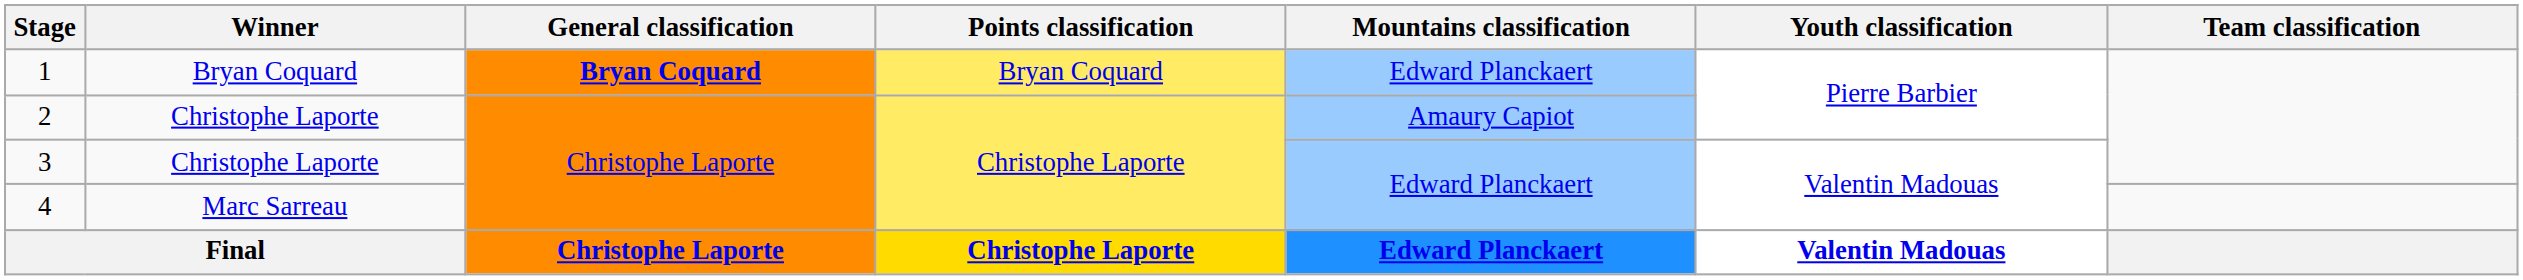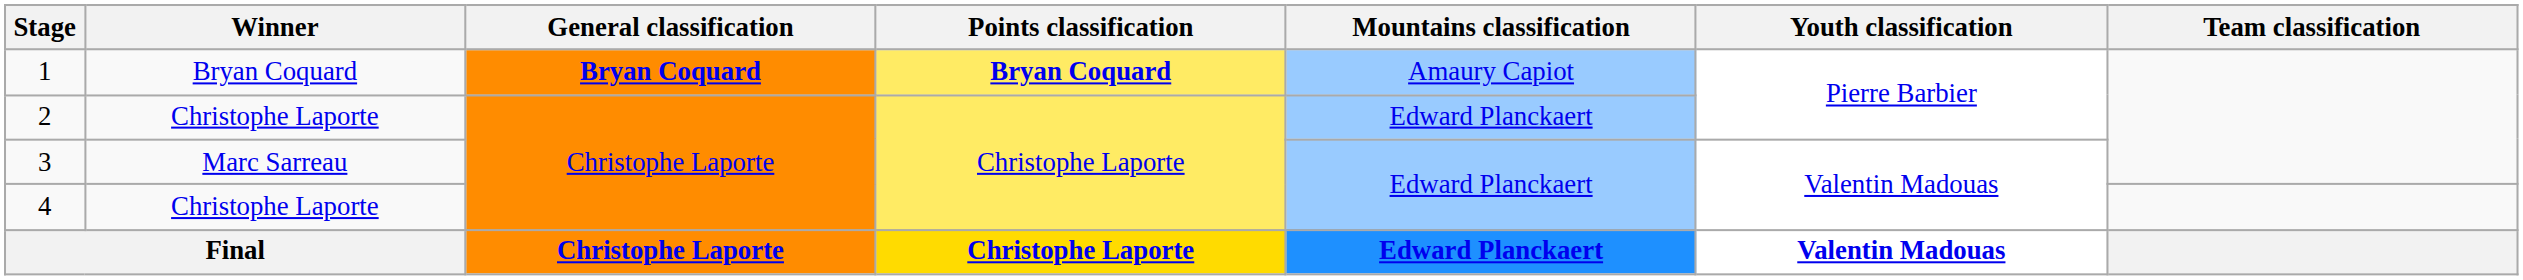(1081, 72) normal -> (1081, 72) bold
(1491, 72) Edward Planckaert -> (1491, 72) Amaury Capiot
(1491, 116) Amaury Capiot -> (1491, 116) Edward Planckaert
(275, 161) Christophe Laporte -> (275, 161) Marc Sarreau
(275, 206) Marc Sarreau -> (275, 206) Christophe Laporte
